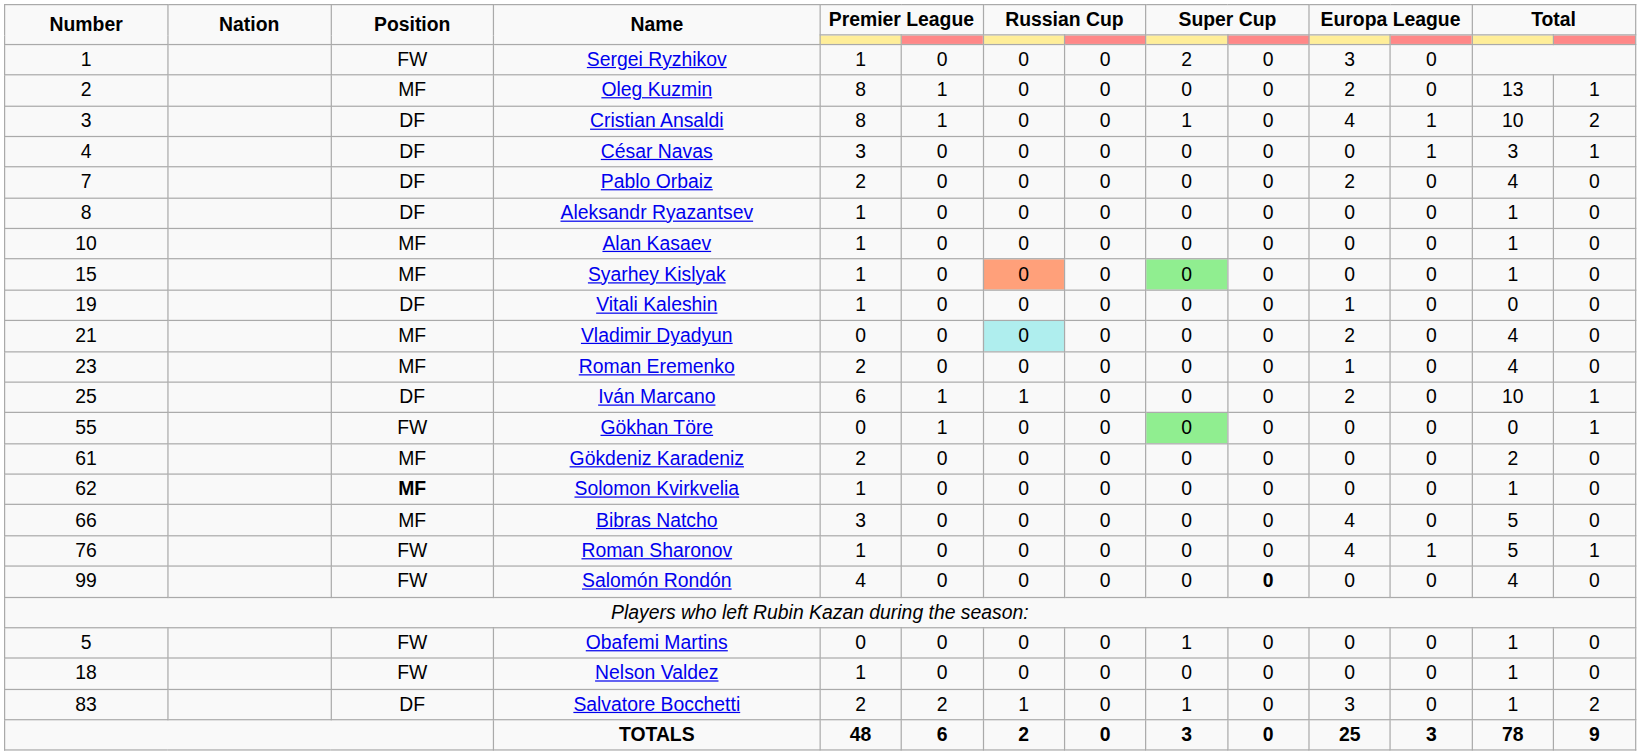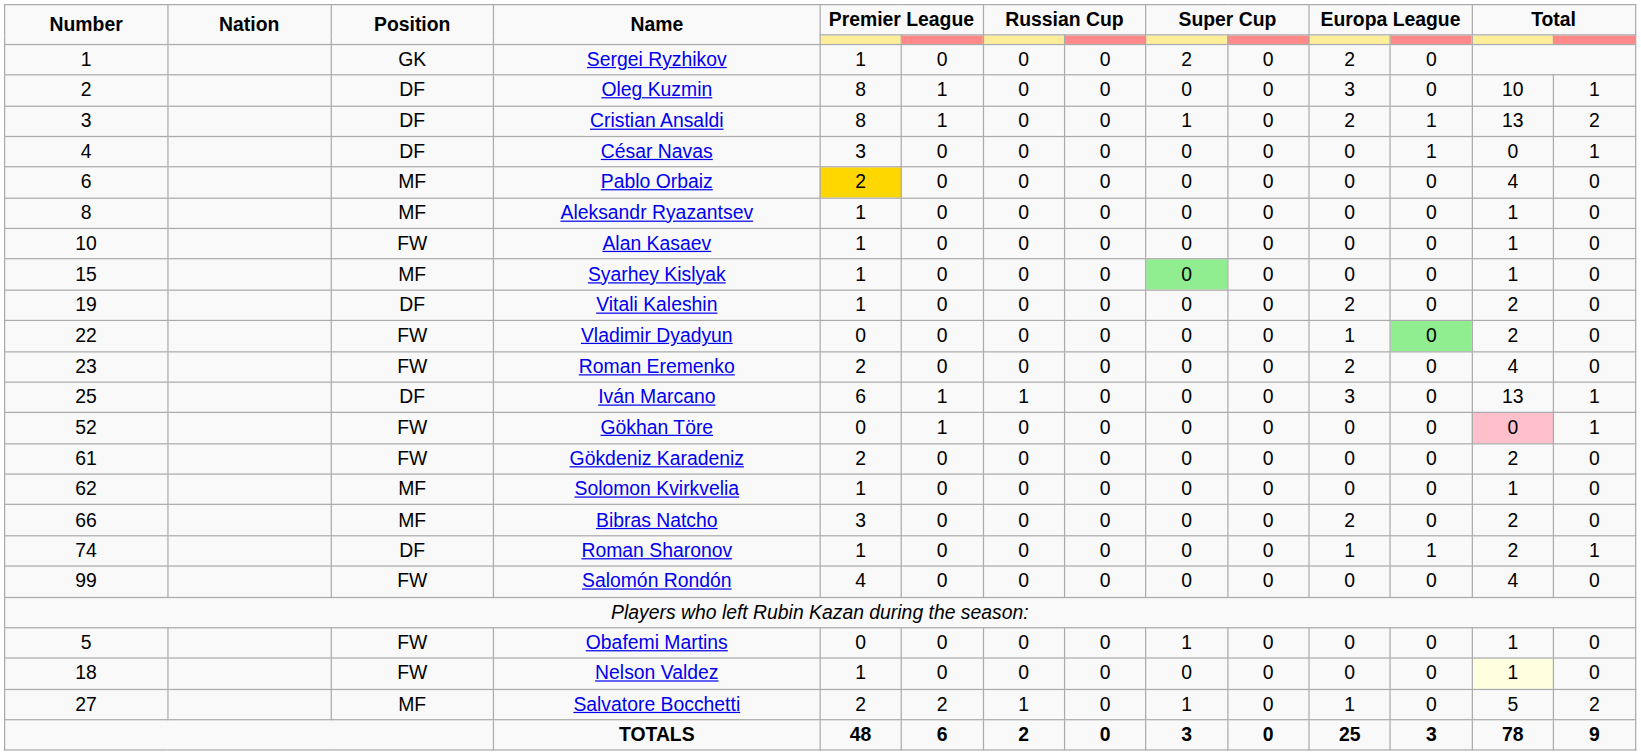(412, 59) FW -> (412, 59) GK
(1350, 59) 3 -> (1350, 59) 2
(412, 90) MF -> (412, 90) DF
(1350, 90) 2 -> (1350, 90) 3
(1513, 90) 13 -> (1513, 90) 10
(1350, 120) 4 -> (1350, 120) 2
(1513, 120) 10 -> (1513, 120) 13
(1513, 151) 3 -> (1513, 151) 0
(86, 182) 7 -> (86, 182) 6
(412, 182) DF -> (412, 182) MF
(861, 182) no background -> (861, 182) gold background
(1350, 182) 2 -> (1350, 182) 0
(412, 212) DF -> (412, 212) MF
(412, 243) MF -> (412, 243) FW
(1024, 274) lightsalmon background -> (1024, 274) no background
(1350, 305) 1 -> (1350, 305) 2
(1513, 305) 0 -> (1513, 305) 2
(86, 335) 21 -> (86, 335) 22
(412, 335) MF -> (412, 335) FW
(1024, 335) paleturquoise background -> (1024, 335) no background
(1350, 335) 2 -> (1350, 335) 1
(1431, 335) no background -> (1431, 335) lightgreen background
(1513, 335) 4 -> (1513, 335) 2
(412, 366) MF -> (412, 366) FW
(1350, 366) 1 -> (1350, 366) 2
(1350, 397) 2 -> (1350, 397) 3
(1513, 397) 10 -> (1513, 397) 13
(86, 427) 55 -> (86, 427) 52
(1187, 427) lightgreen background -> (1187, 427) no background
(1513, 427) no background -> (1513, 427) pink background
(412, 458) MF -> (412, 458) FW
(412, 489) bold -> (412, 489) normal
(1350, 520) 4 -> (1350, 520) 2
(1513, 520) 5 -> (1513, 520) 2
(86, 550) 76 -> (86, 550) 74
(412, 550) FW -> (412, 550) DF
(1350, 550) 4 -> (1350, 550) 1
(1513, 550) 5 -> (1513, 550) 2
(1268, 581) bold -> (1268, 581) normal
(1513, 673) no background -> (1513, 673) lightyellow background
(86, 704) 83 -> (86, 704) 27
(412, 704) DF -> (412, 704) MF
(1350, 704) 3 -> (1350, 704) 1
(1513, 704) 1 -> (1513, 704) 5
